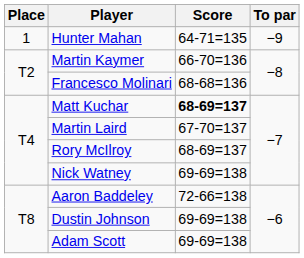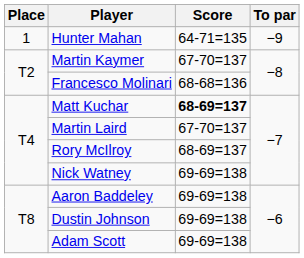(213, 60) 66-70=136 -> (213, 60) 67-70=137
(213, 196) 72-66=138 -> (213, 196) 69-69=138
